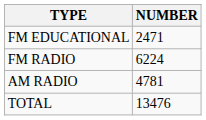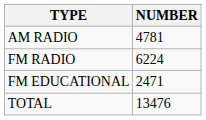rows swapped: (43, 81) <-> (69, 37)
